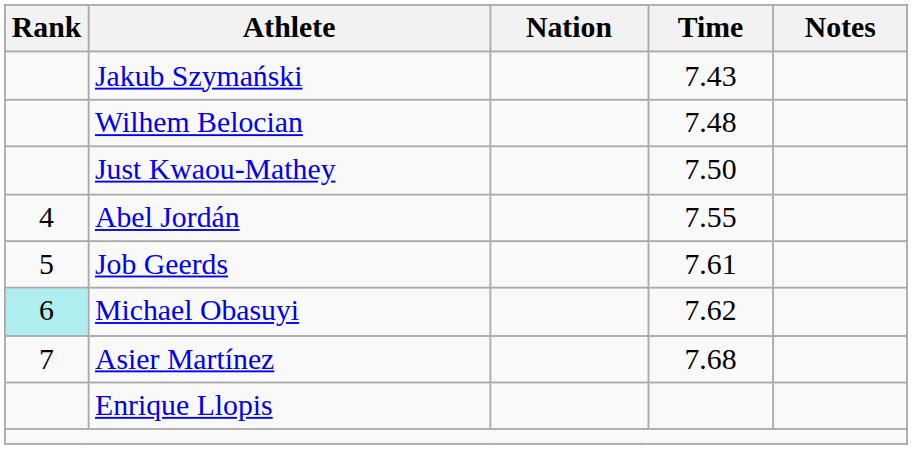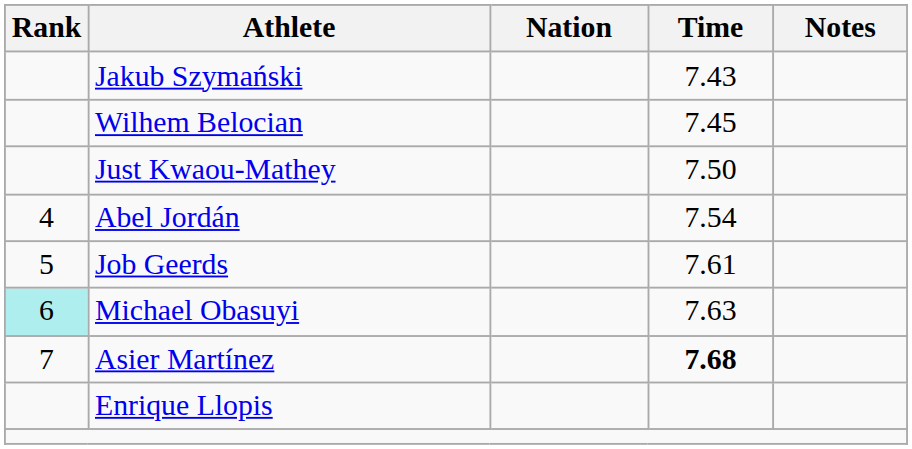(711, 122) 7.48 -> (711, 122) 7.45
(711, 216) 7.55 -> (711, 216) 7.54
(711, 311) 7.62 -> (711, 311) 7.63
(711, 358) normal -> (711, 358) bold
